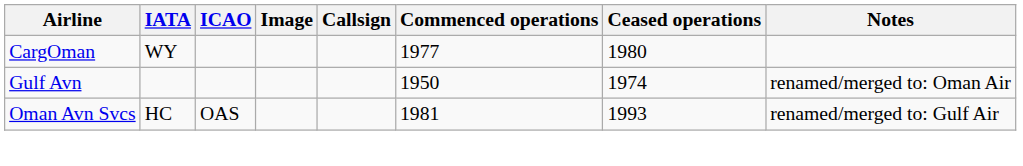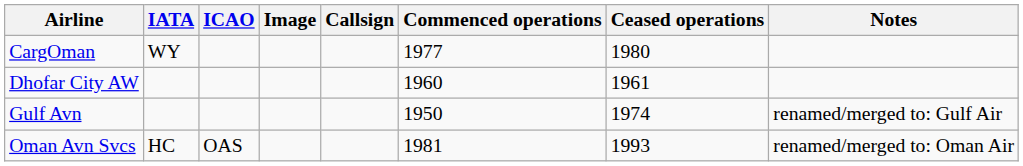+ row: (74, 82)
(891, 82) renamed/merged to: Oman Air -> (888, 113) renamed/merged to: Gulf Air
(885, 113) renamed/merged to: Gulf Air -> (894, 144) renamed/merged to: Oman Air
